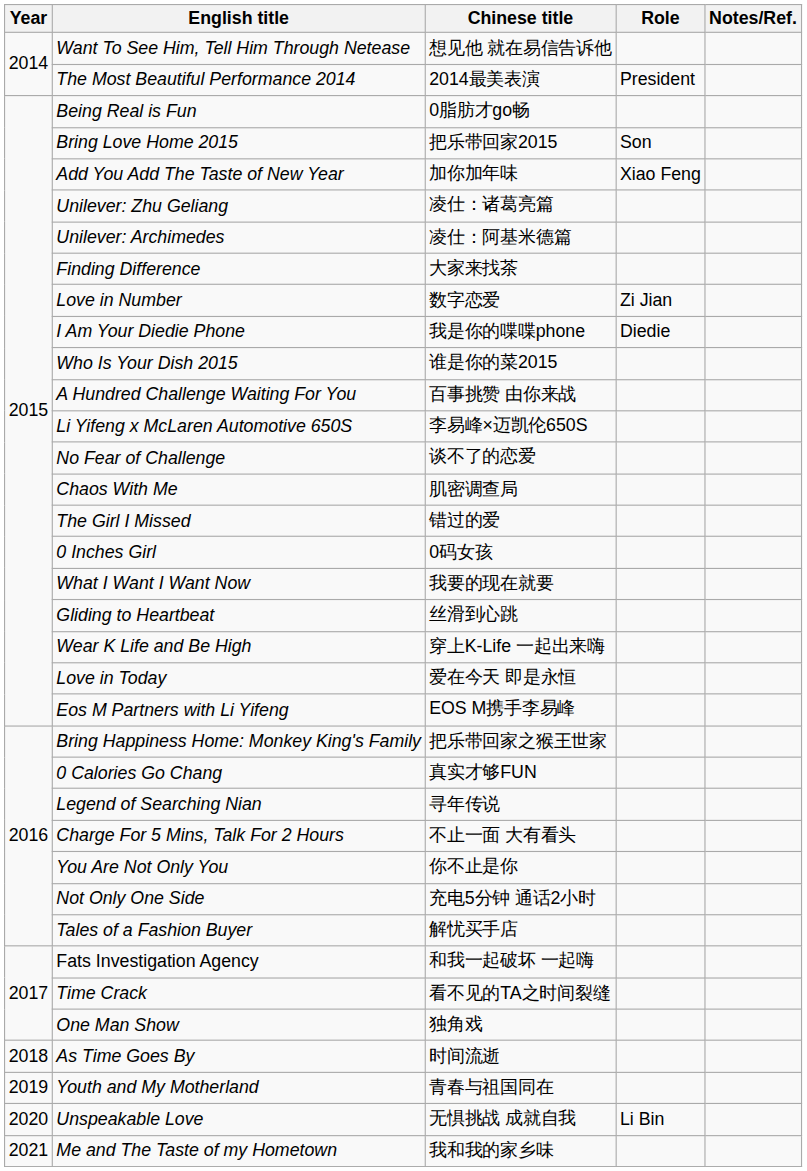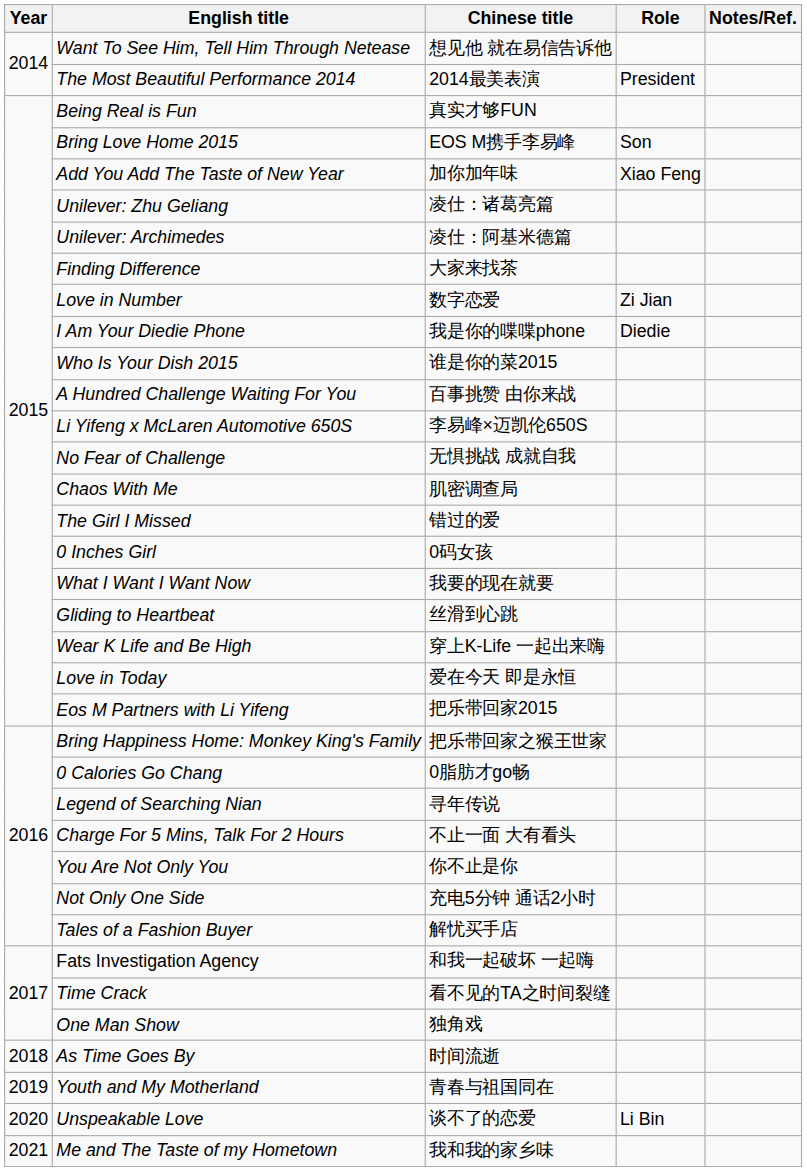(480, 110) 0脂肪才go畅 -> (483, 110) 真实才够FUN
(493, 142) 把乐带回家2015 -> (502, 142) EOS M携手李易峰
(482, 457) 谈不了的恋爱 -> (503, 457) 无惧挑战 成就自我
(502, 709) EOS M携手李易峰 -> (493, 709) 把乐带回家2015
(483, 772) 真实才够FUN -> (480, 772) 0脂肪才go畅
(503, 1118) 无惧挑战 成就自我 -> (482, 1118) 谈不了的恋爱
